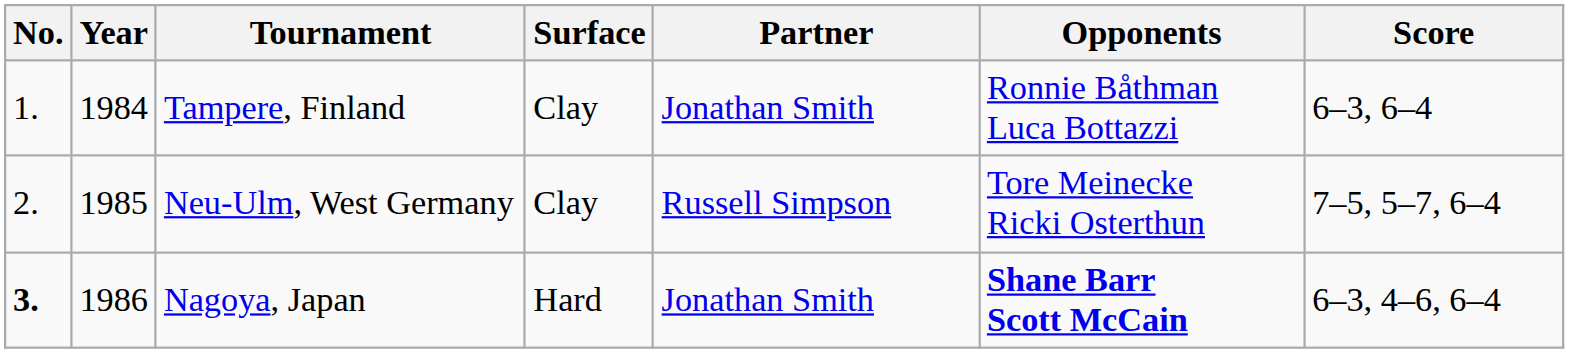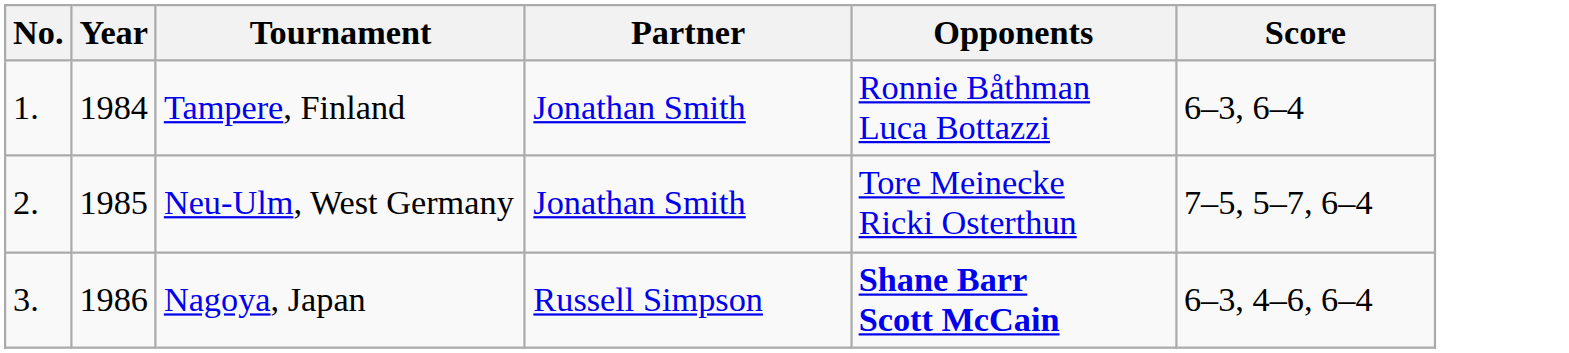- column: (590, 31)
(776, 202) Russell Simpson -> (640, 202) Jonathan Smith
(26, 298) bold -> (26, 298) normal
(768, 298) Jonathan Smith -> (648, 298) Russell Simpson
